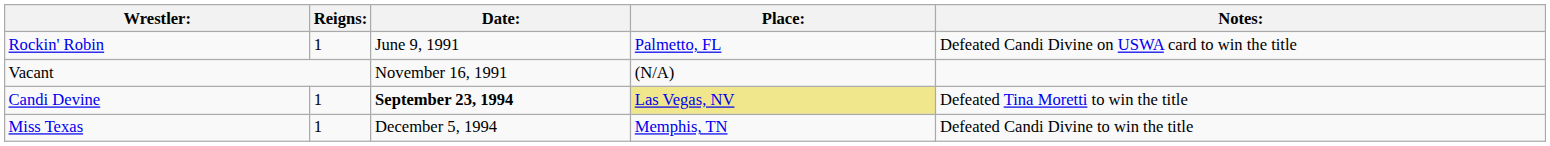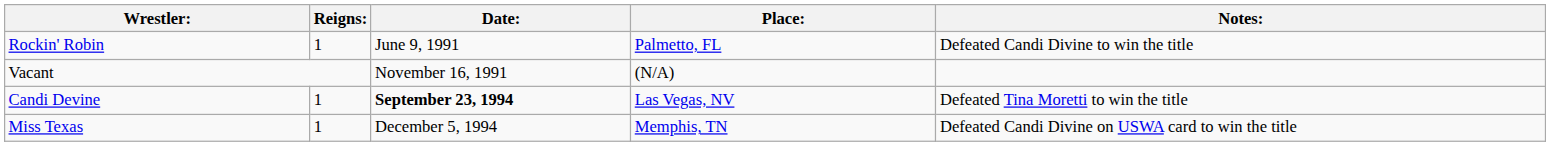(1118, 45) Defeated Candi Divine on USWA card to win the title -> (1067, 45) Defeated Candi Divine to win the title
(685, 99) khaki background -> (685, 99) no background
(1067, 127) Defeated Candi Divine to win the title -> (1118, 127) Defeated Candi Divine on USWA card to win the title
